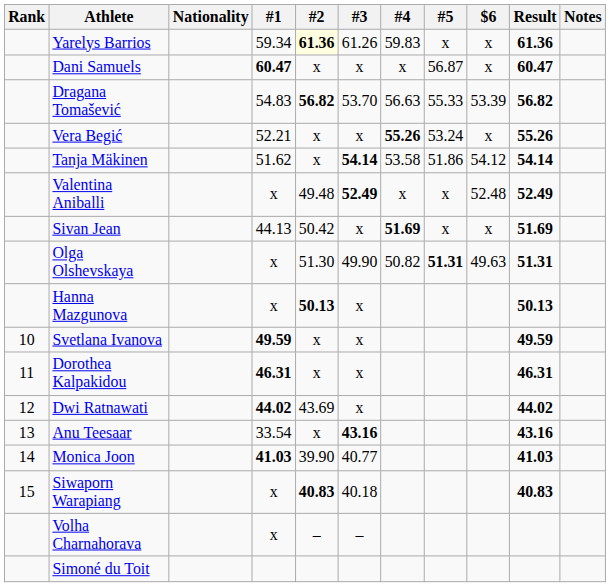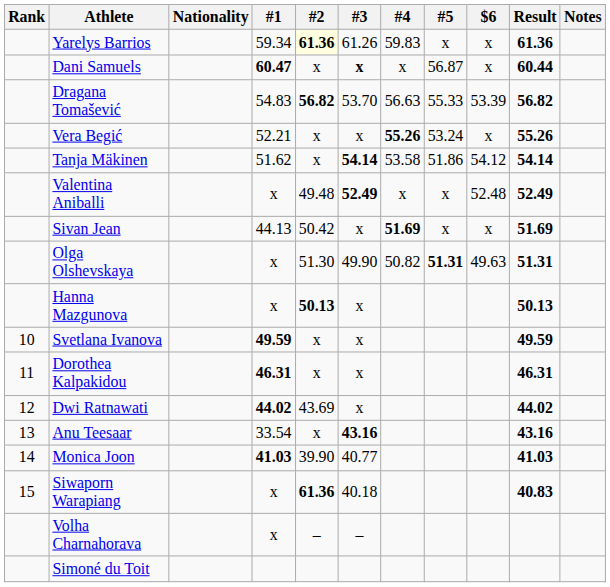(360, 67) normal -> (360, 67) bold
(535, 67) 60.47 -> (535, 67) 60.44
(317, 491) 40.83 -> (317, 491) 61.36
